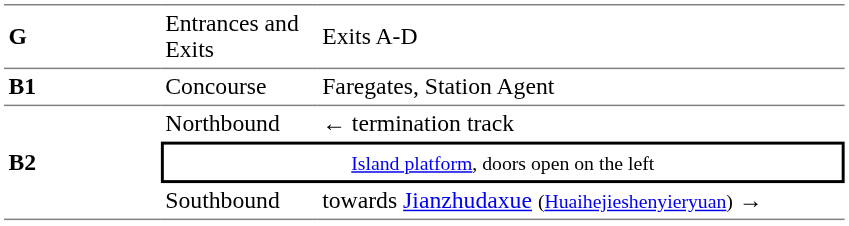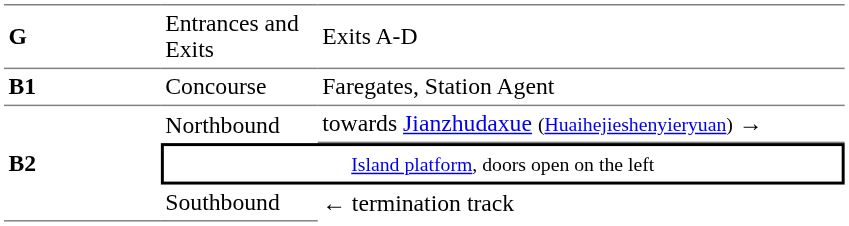(418, 123) ← termination track -> (542, 123) towards Jianzhudaxue (Huaihejieshenyieryuan) →
(542, 200) towards Jianzhudaxue (Huaihejieshenyieryuan) → -> (418, 202) ← termination track
